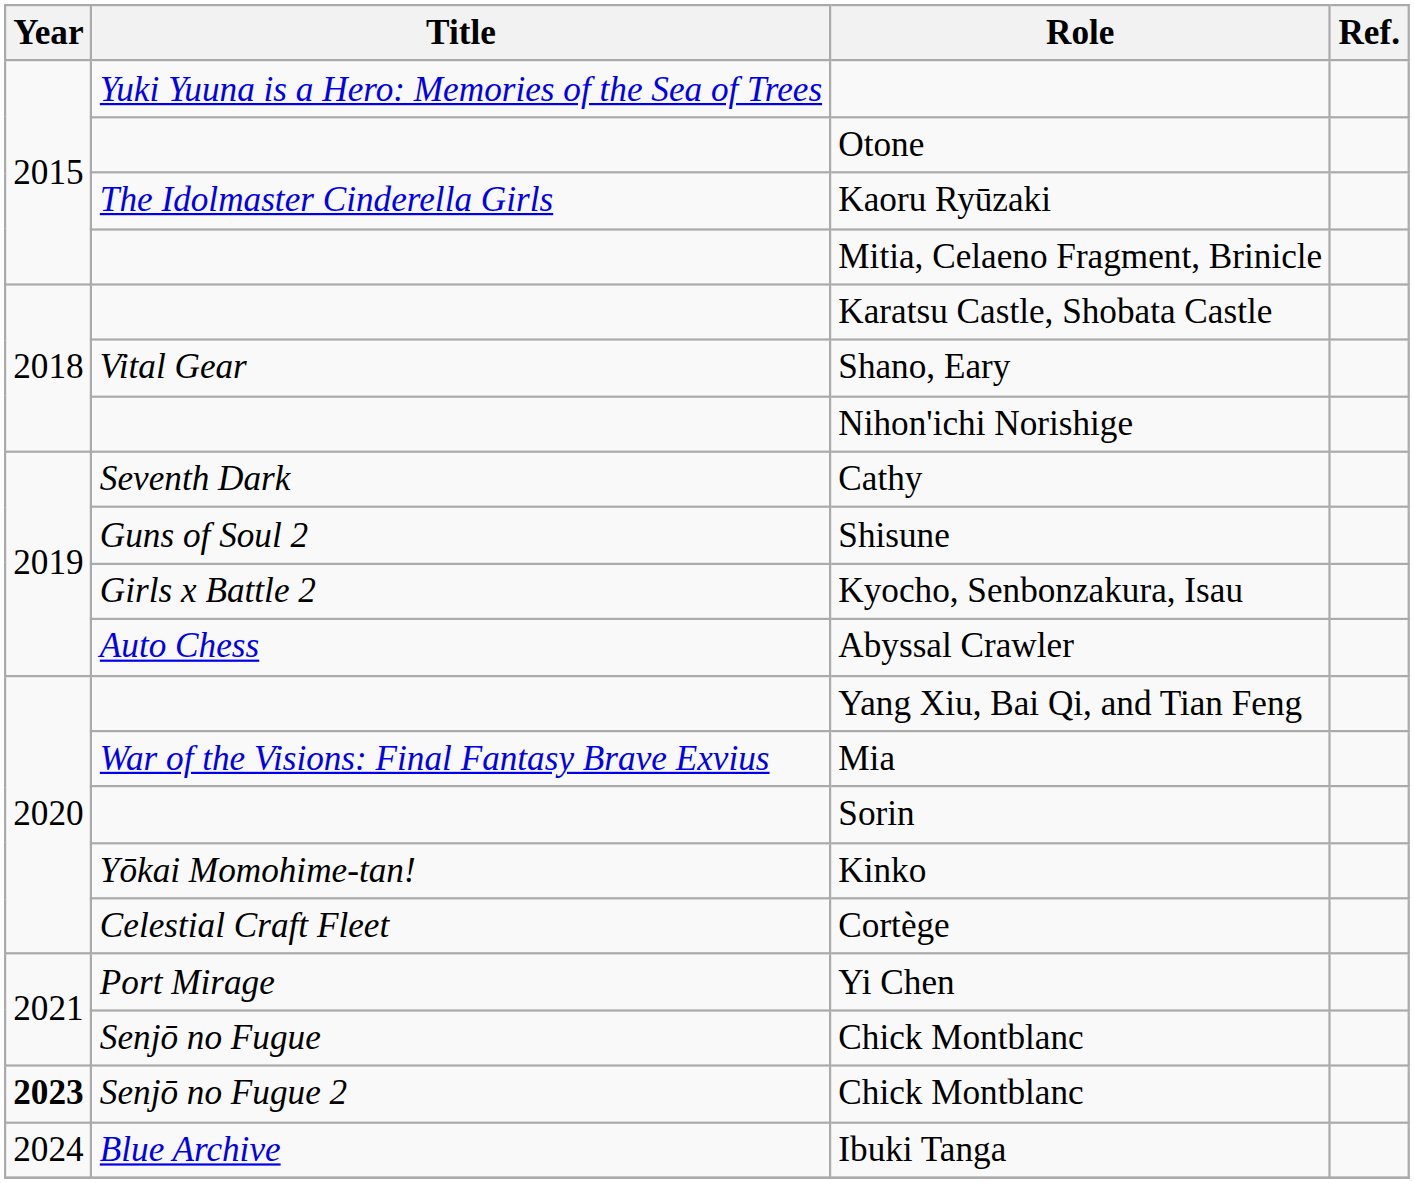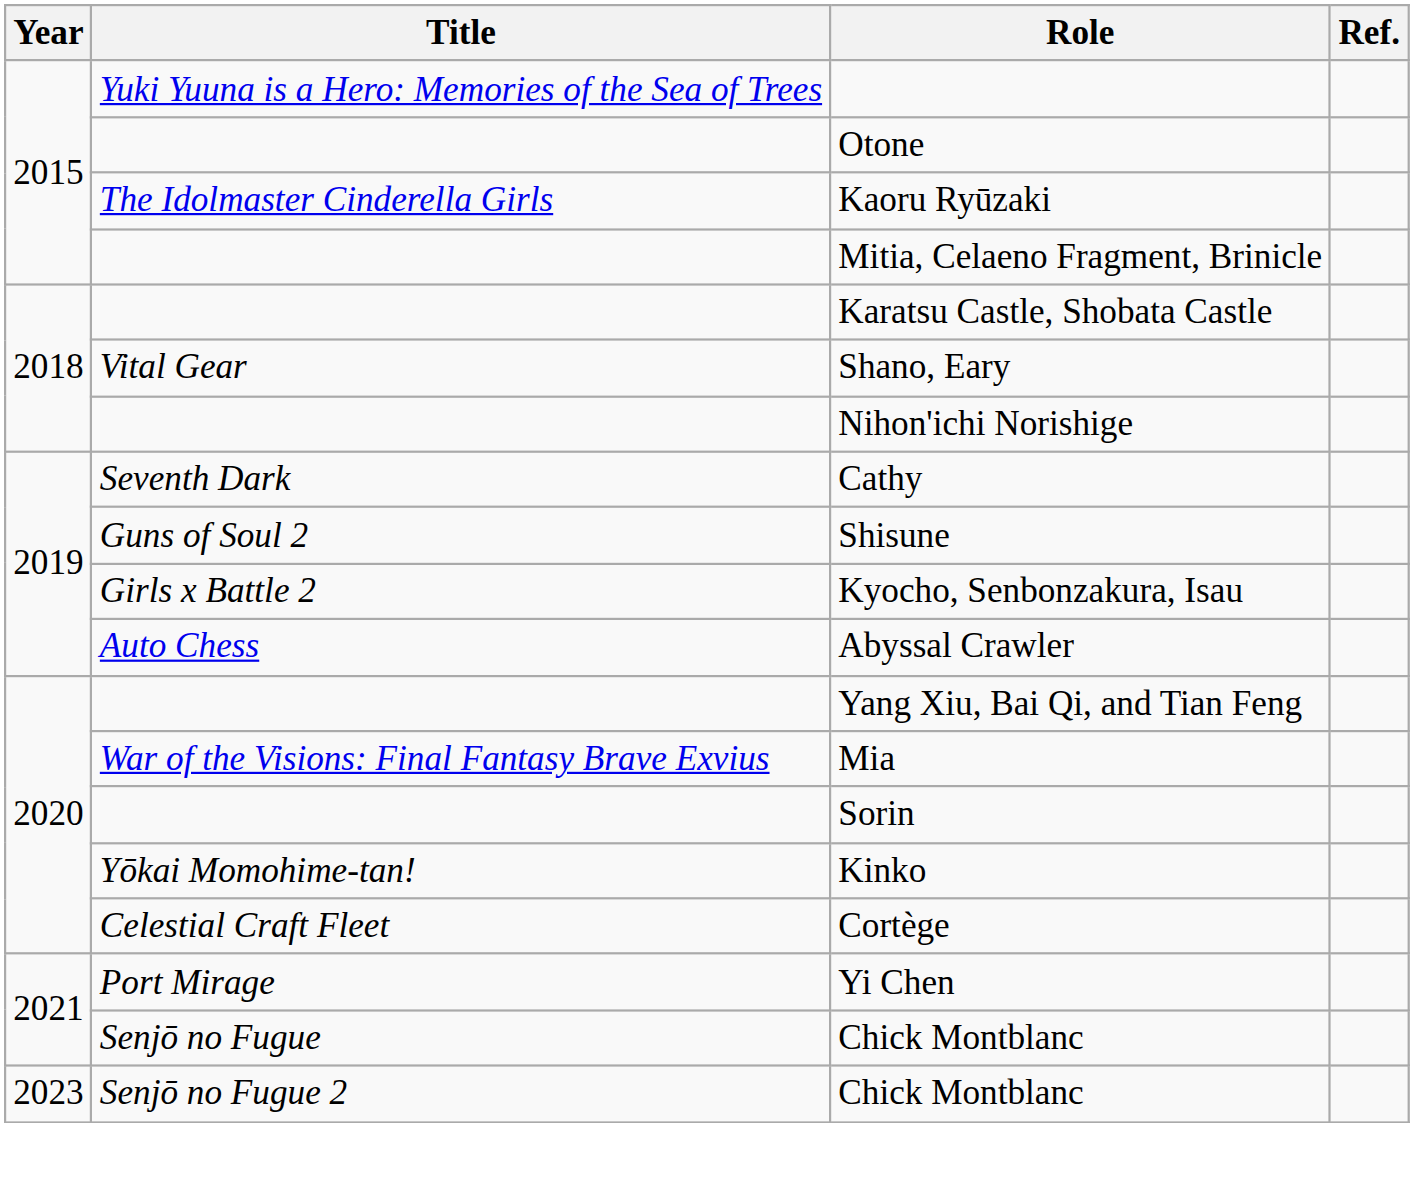(48, 1093) bold -> (48, 1093) normal
- row: (190, 1148)
